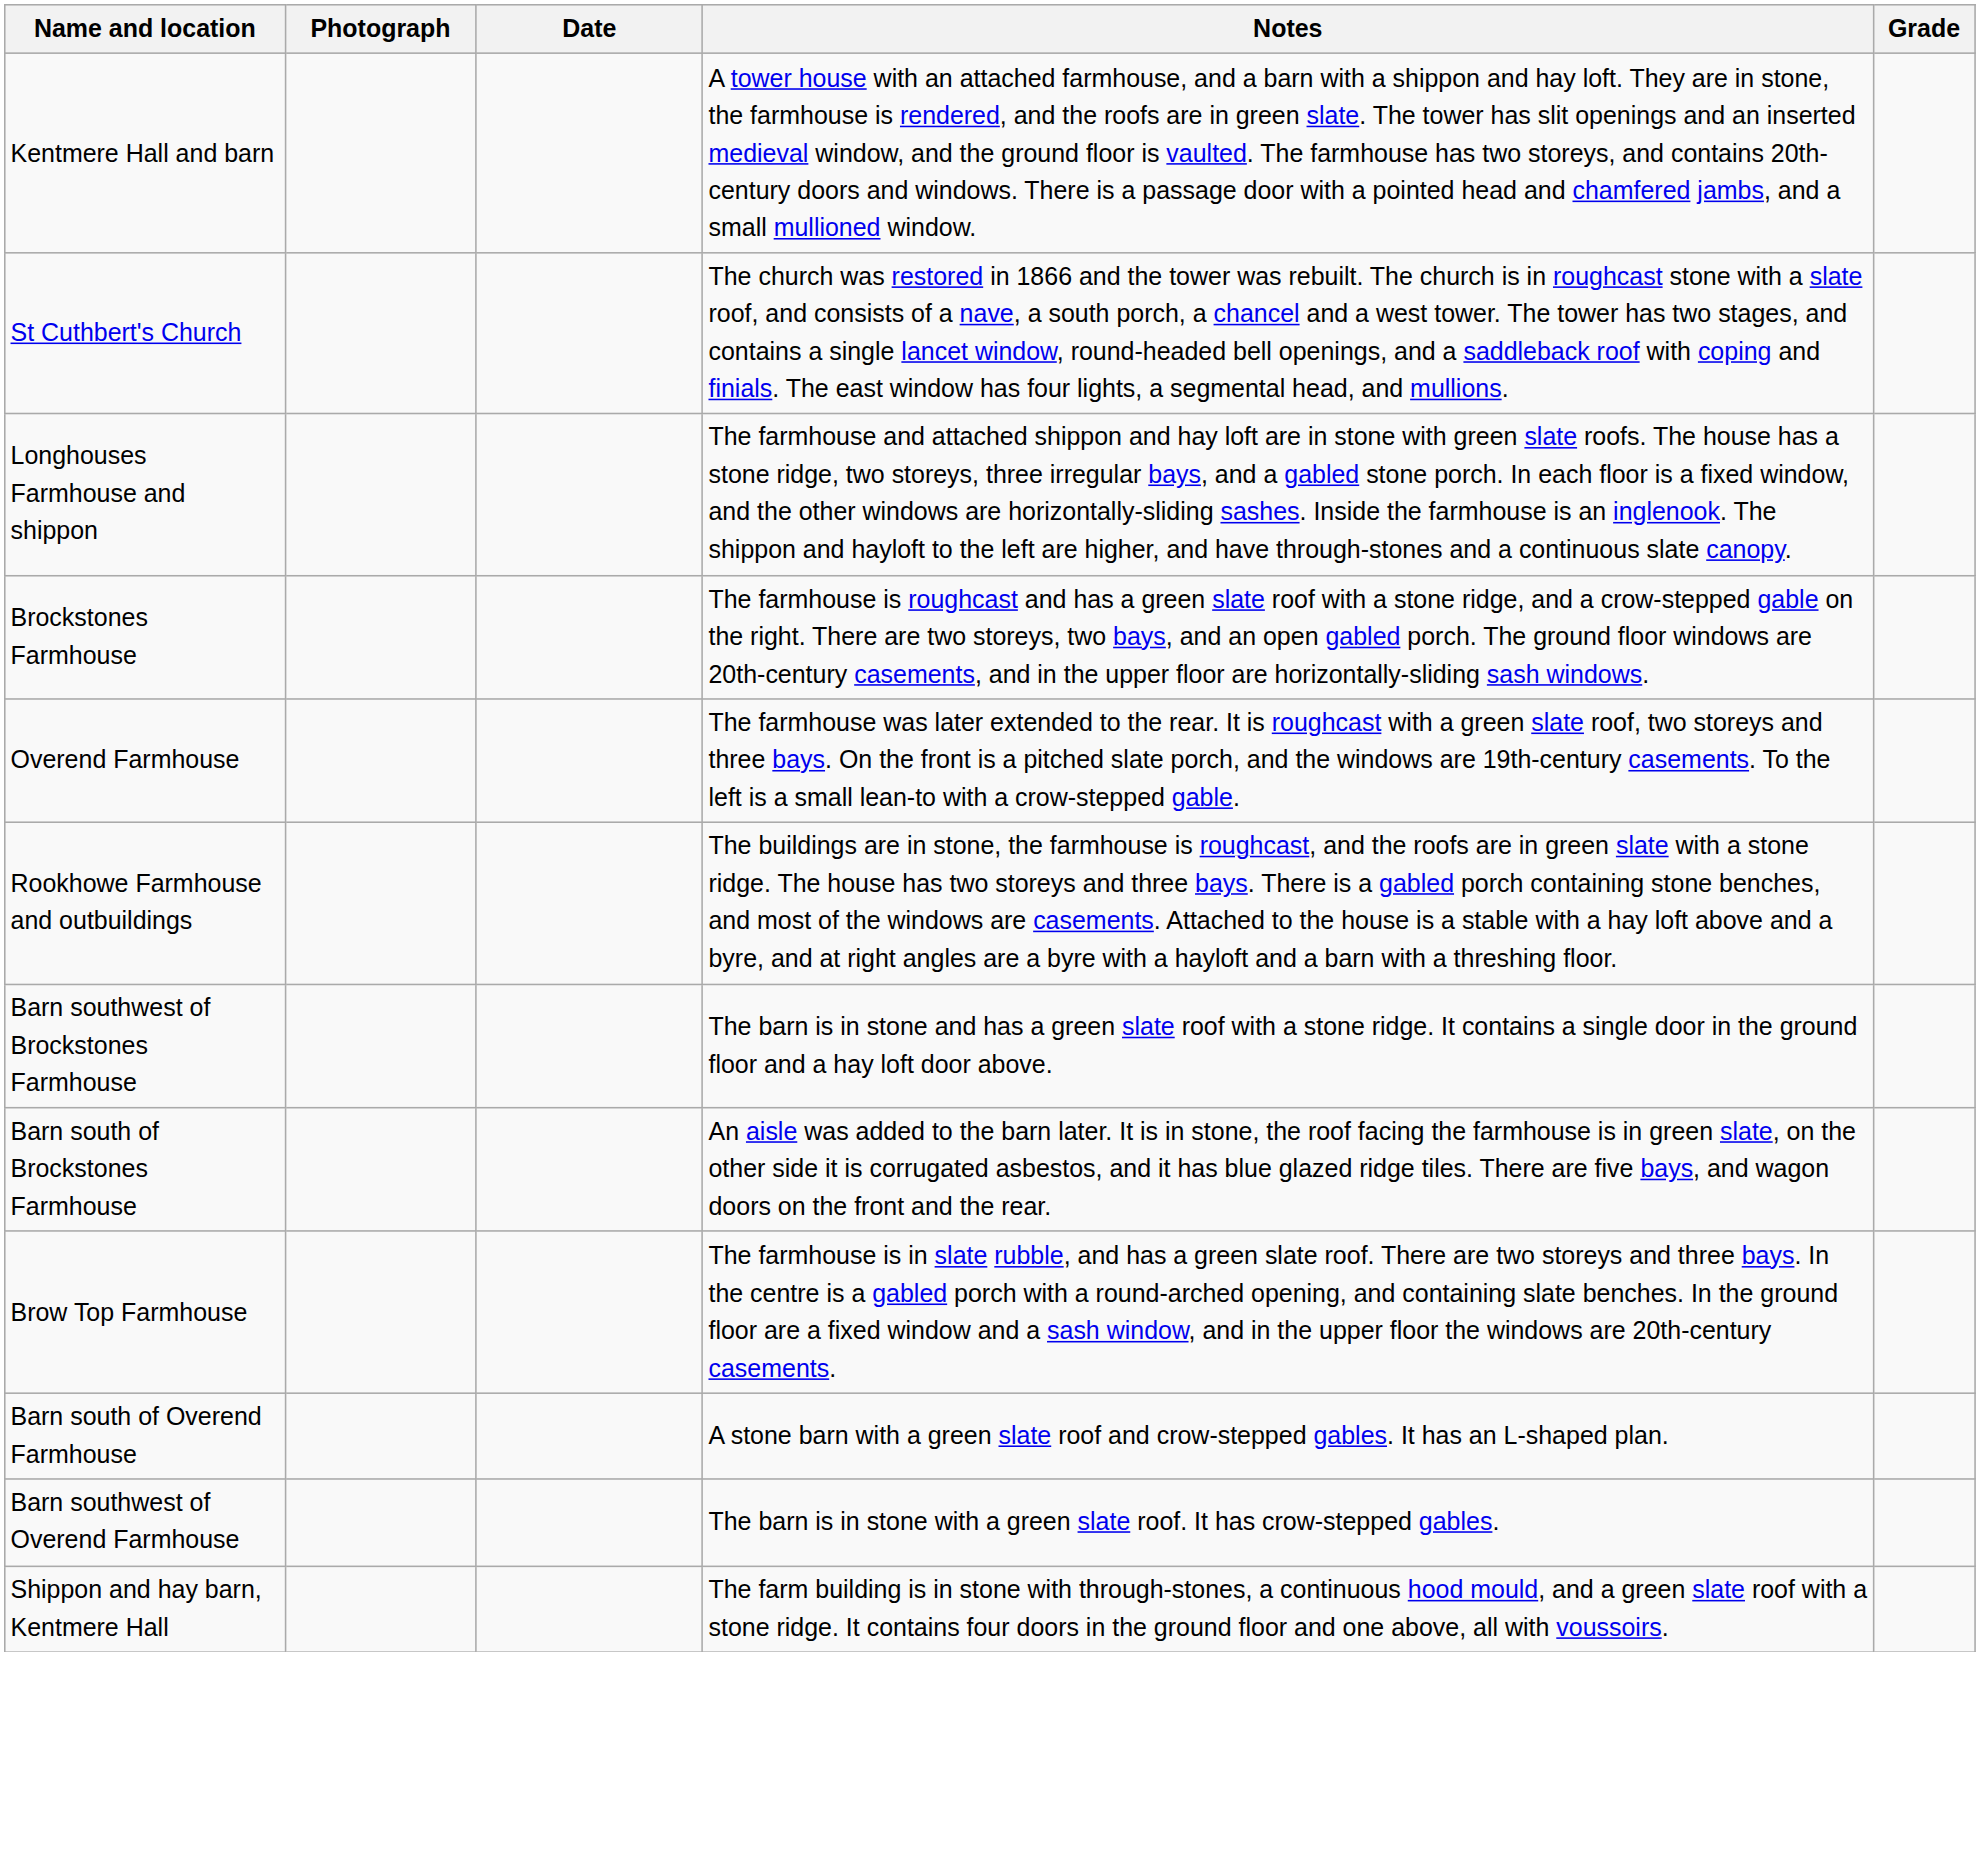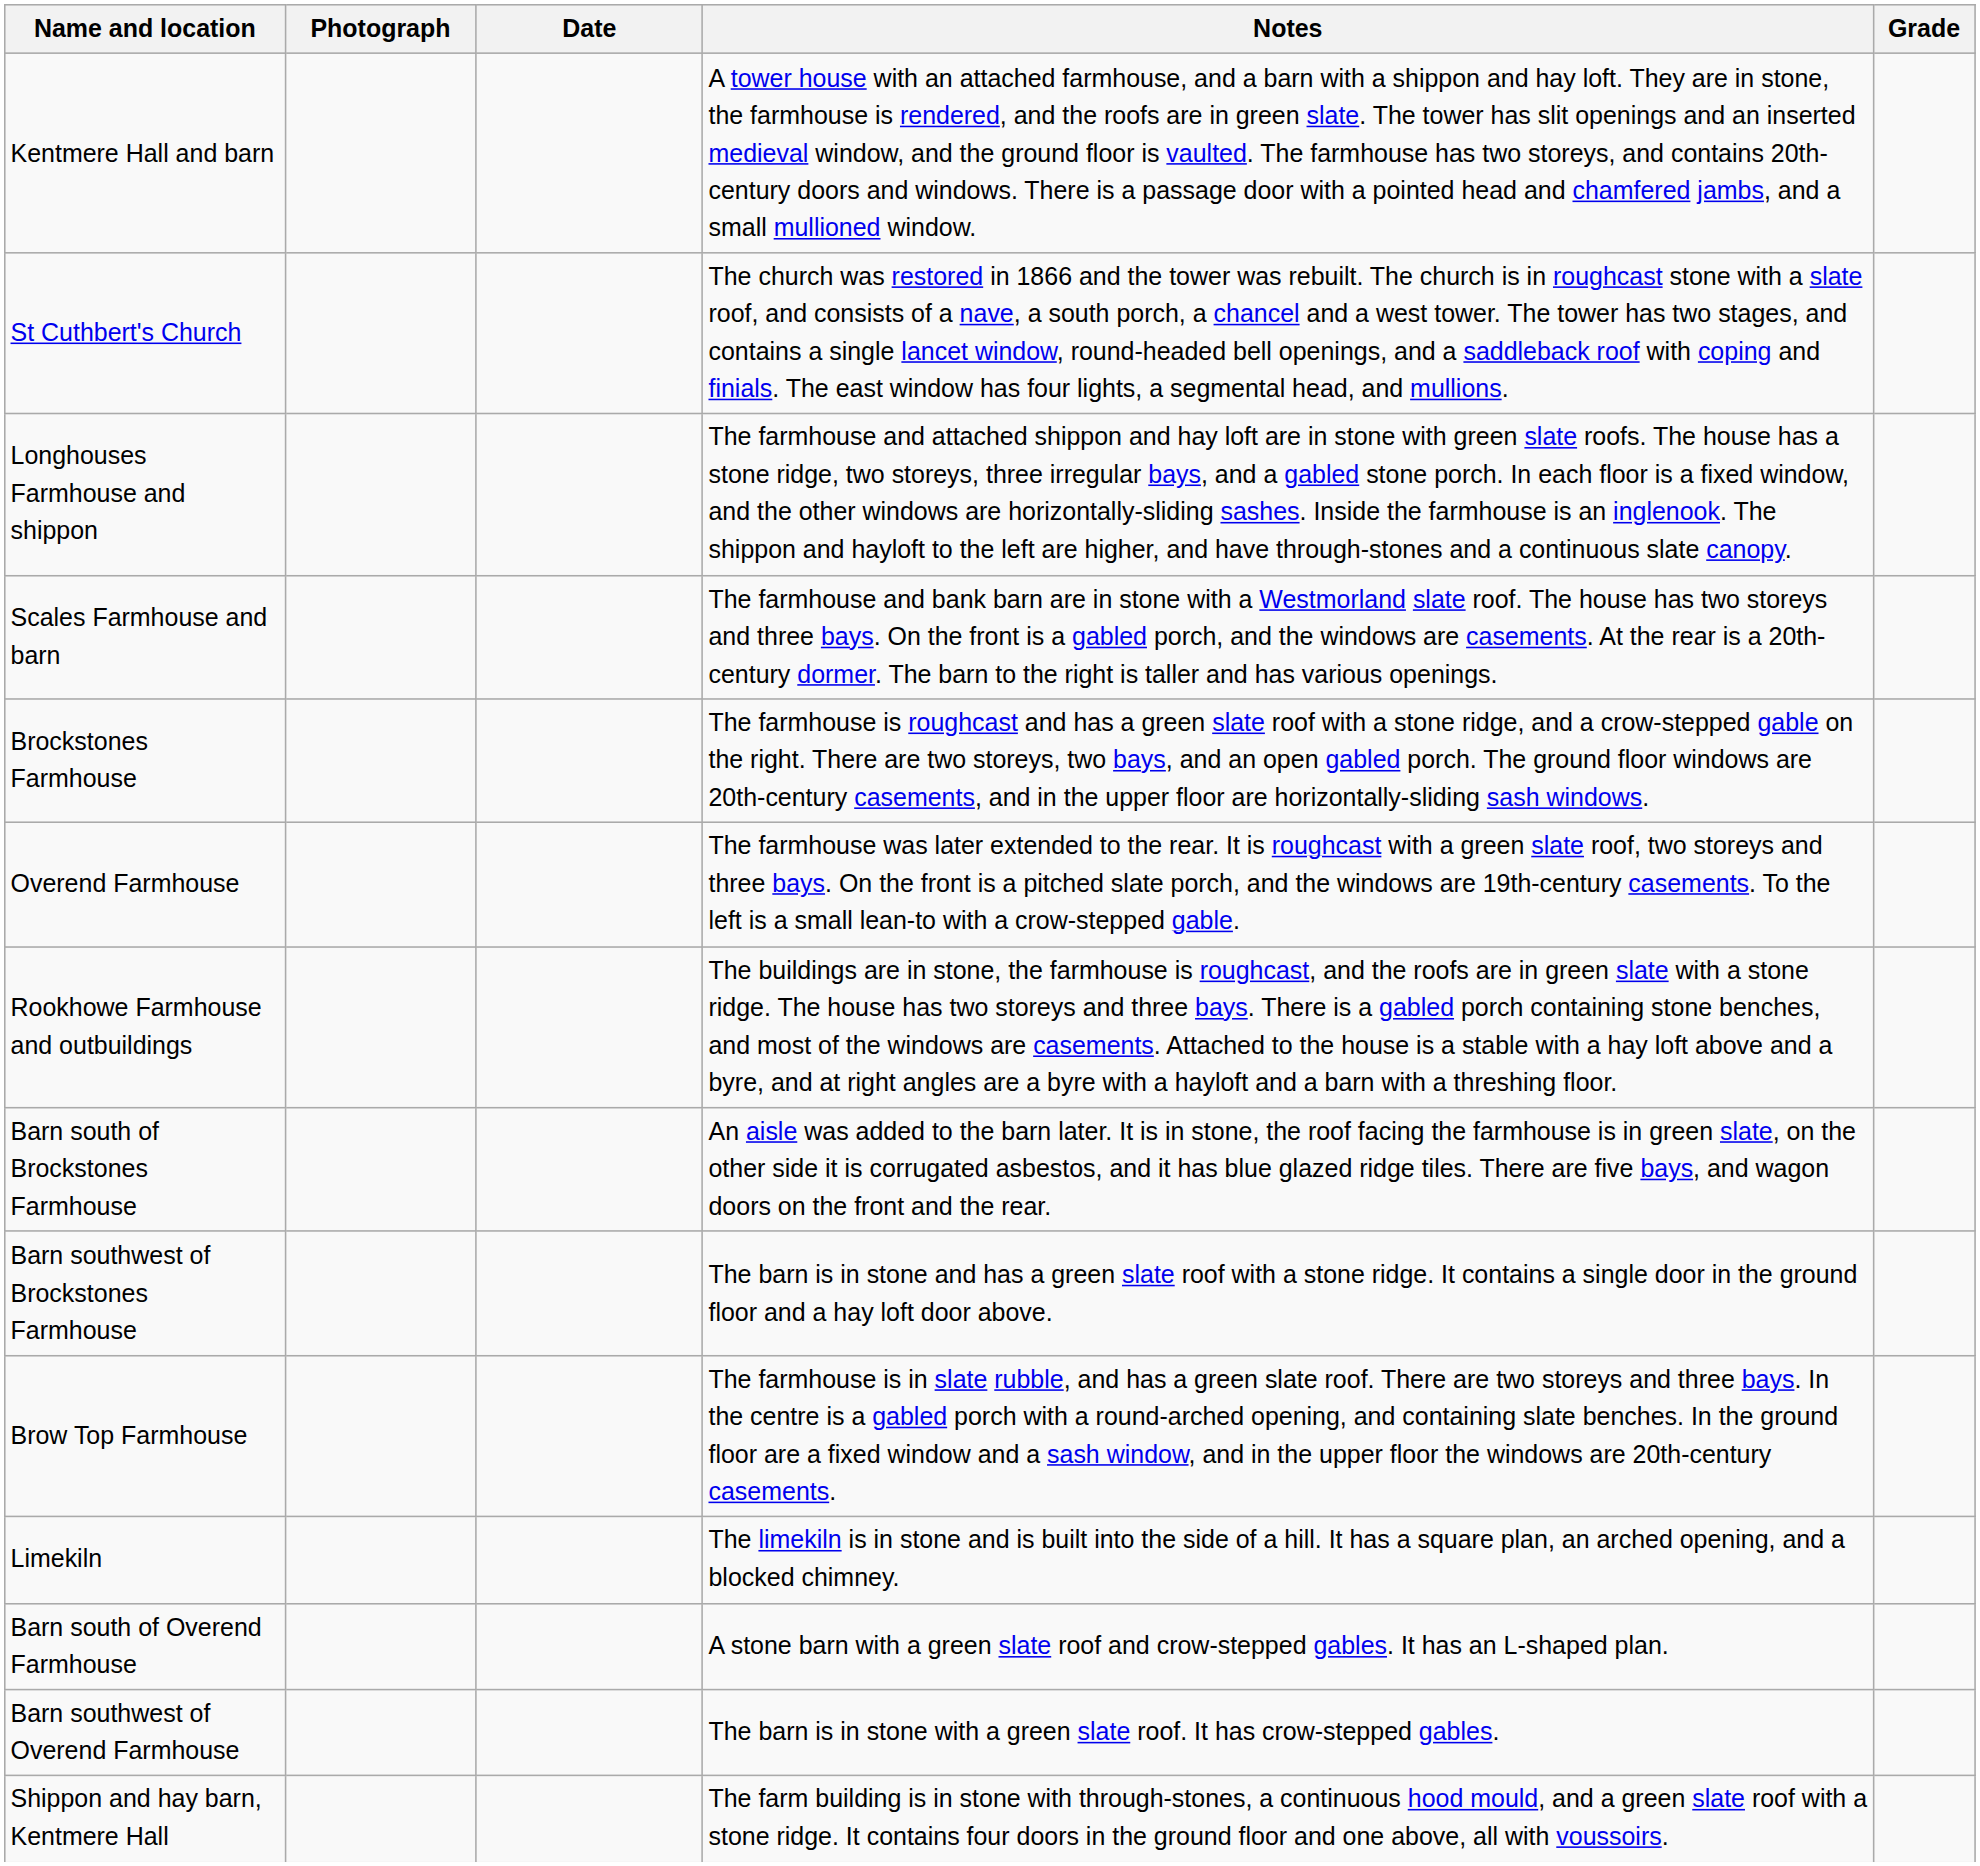+ row: (139, 636)
rows swapped: (85, 1169) <-> (110, 1045)
+ row: (56, 1559)
